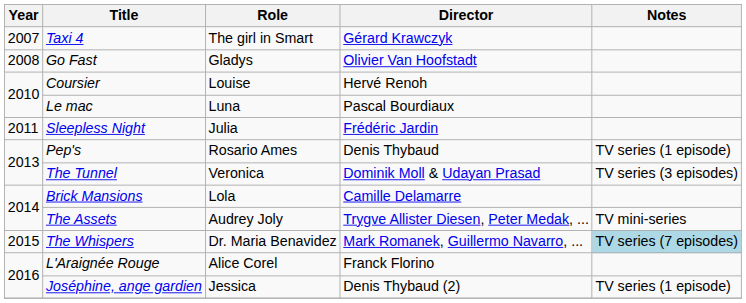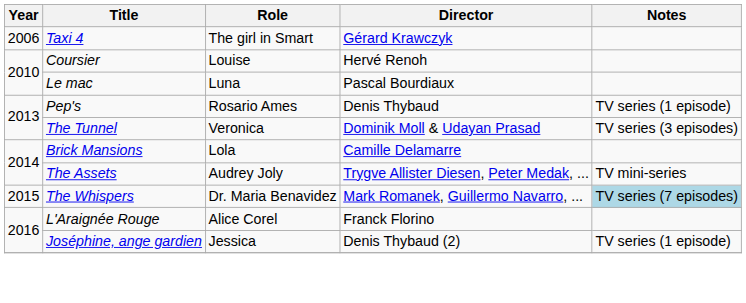(24, 38) 2007 -> (24, 38) 2006
- row: (71, 60)
- row: (95, 128)
